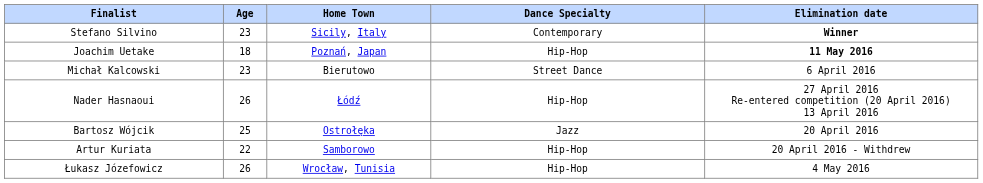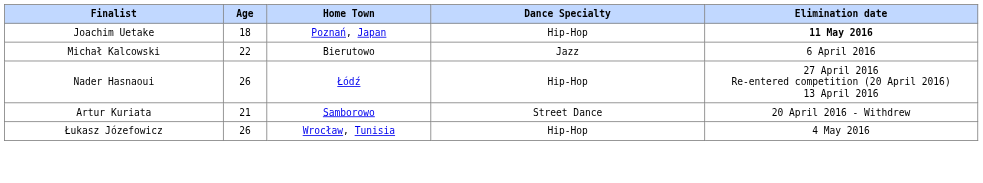- row: (114, 33)
(245, 70) 23 -> (245, 52) 22
(568, 70) Street Dance -> (568, 52) Jazz
- row: (114, 131)
(245, 150) 22 -> (245, 112) 21
(568, 150) Hip-Hop -> (568, 112) Street Dance
